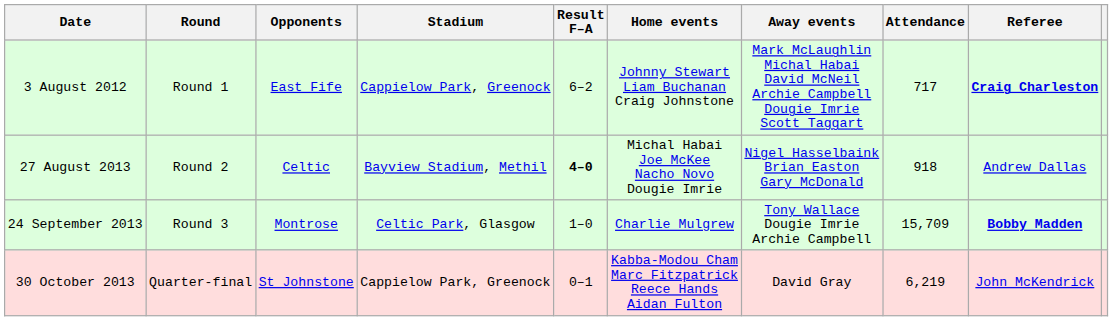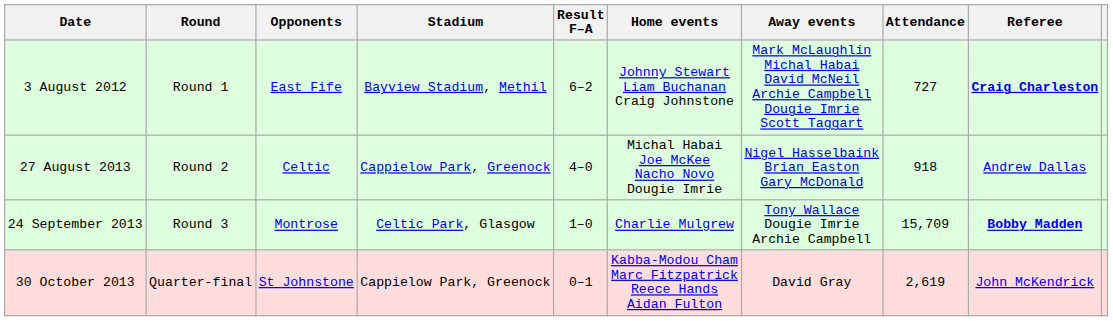(455, 87) Cappielow Park, Greenock -> (455, 87) Bayview Stadium, Methil
(925, 87) 717 -> (925, 87) 727
(455, 167) Bayview Stadium, Methil -> (455, 167) Cappielow Park, Greenock
(581, 167) bold -> (581, 167) normal
(925, 282) 6,219 -> (925, 282) 2,619
